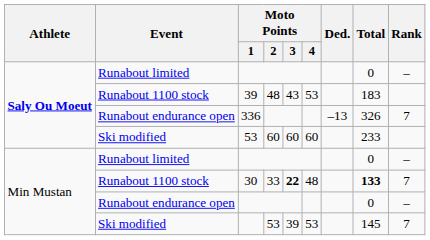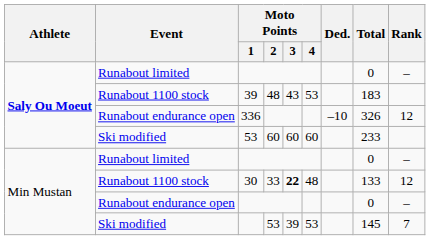(337, 116) –13 -> (337, 116) –10
(407, 116) 7 -> (407, 116) 12
(371, 181) bold -> (371, 181) normal
(407, 181) 7 -> (407, 181) 12
